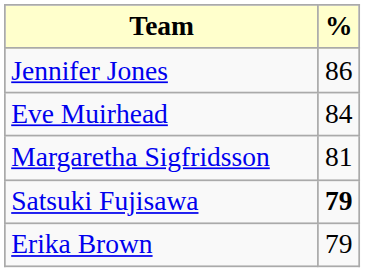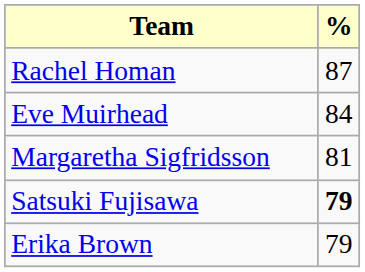+ row: (93, 69)
- row: (90, 69)
